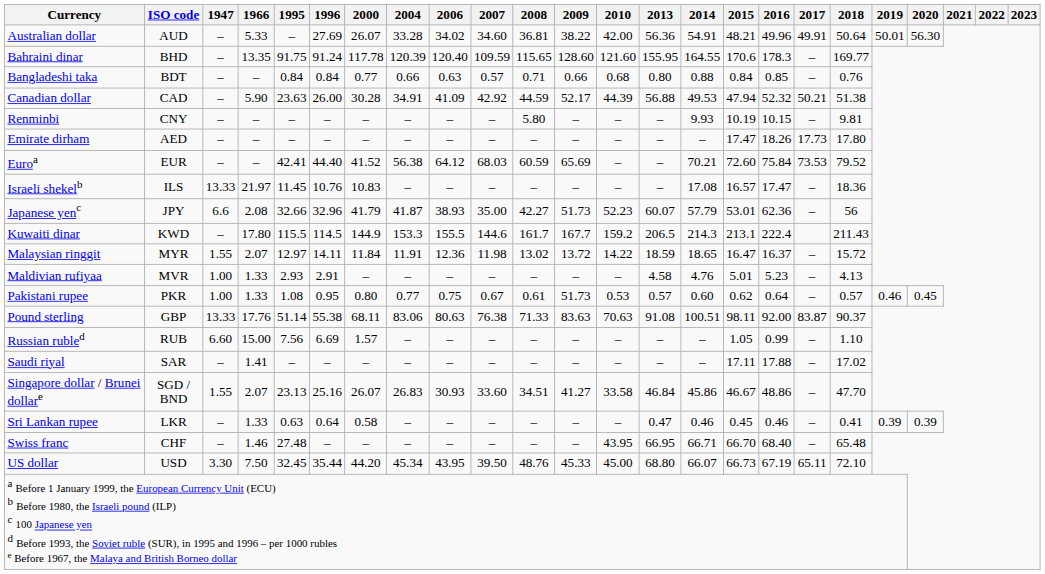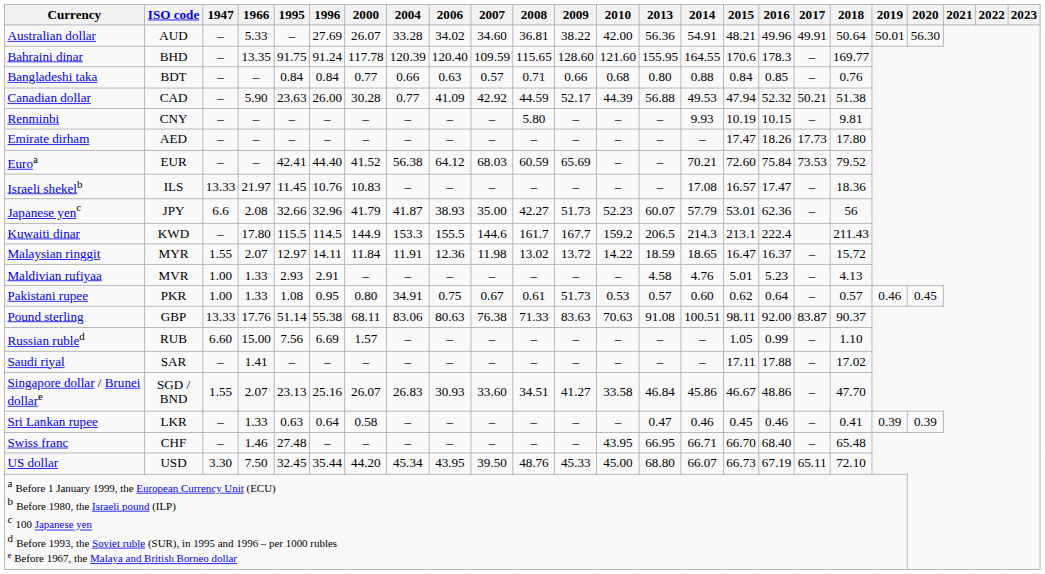(408, 98) 34.91 -> (408, 98) 0.77
(408, 296) 0.77 -> (408, 296) 34.91
